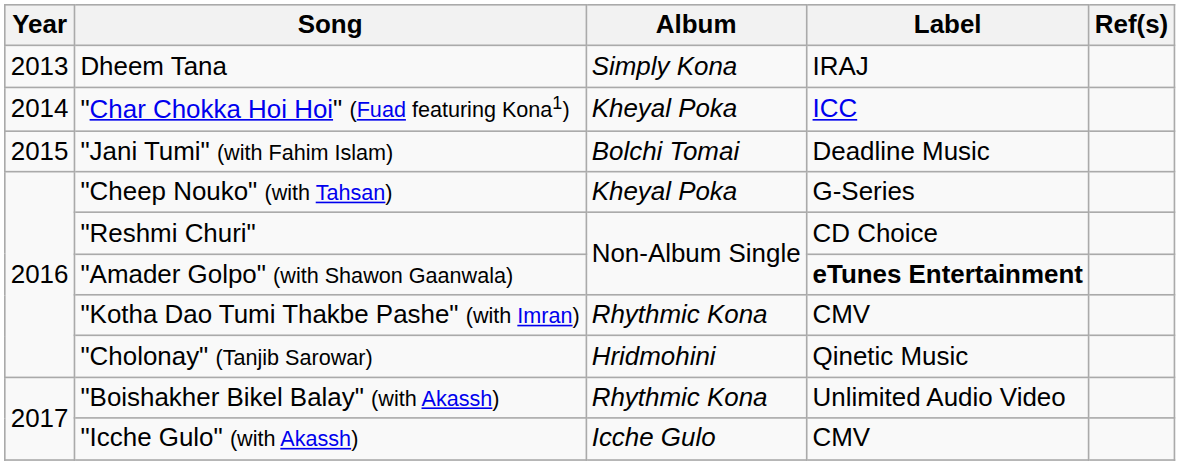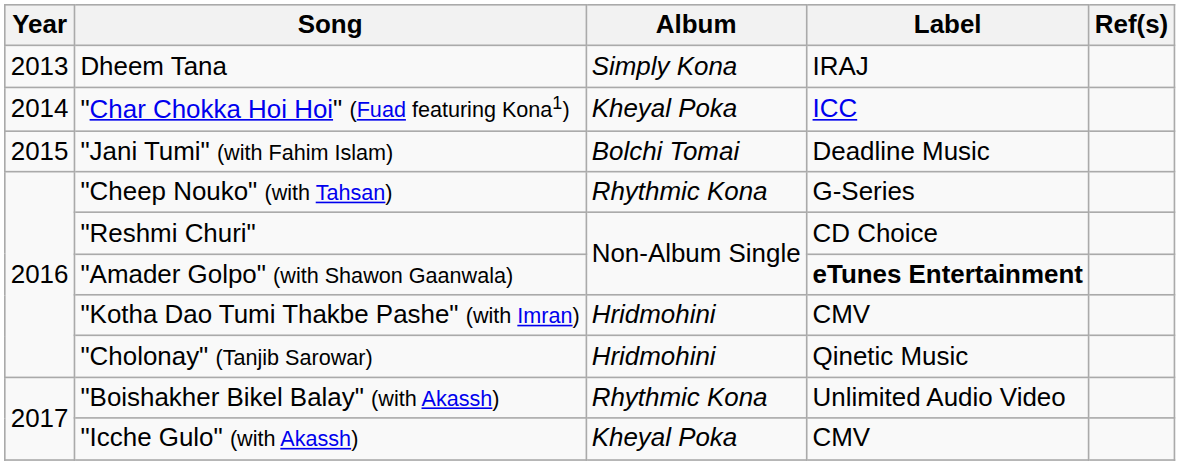(664, 191) Kheyal Poka -> (680, 191) Rhythmic Kona
(680, 315) Rhythmic Kona -> (654, 315) Hridmohini
(654, 438) Icche Gulo -> (664, 438) Kheyal Poka
